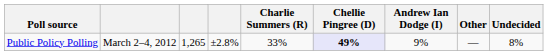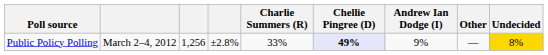(193, 42) 1,265 -> (193, 42) 1,256
(516, 42) no background -> (516, 42) gold background
